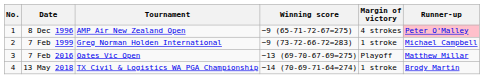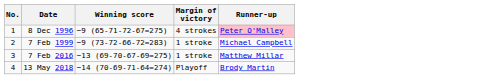- column: (168, 15)
(376, 56) Playoff -> (194, 56) 1 stroke
(379, 68) 1 stroke -> (192, 68) Playoff
